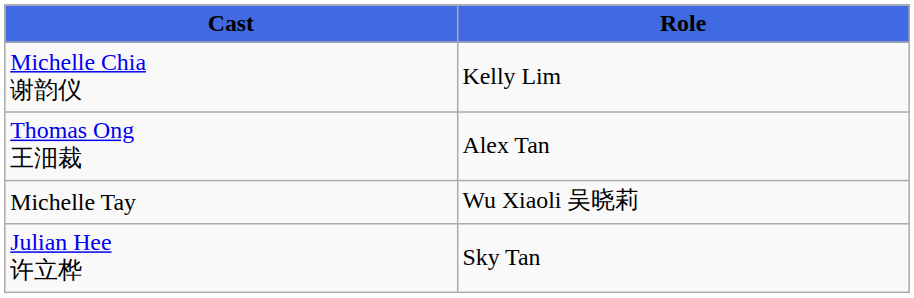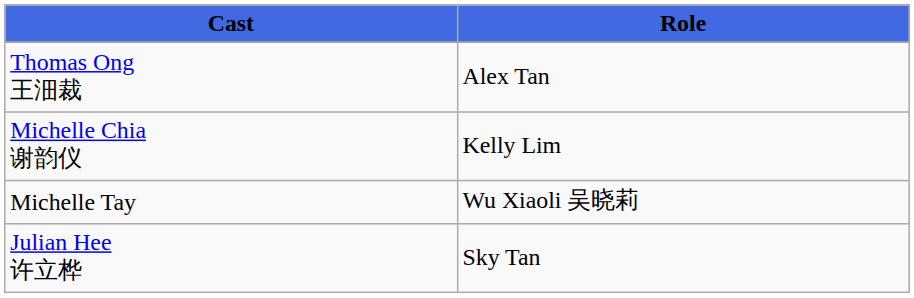rows swapped: (72, 144) <-> (78, 75)
